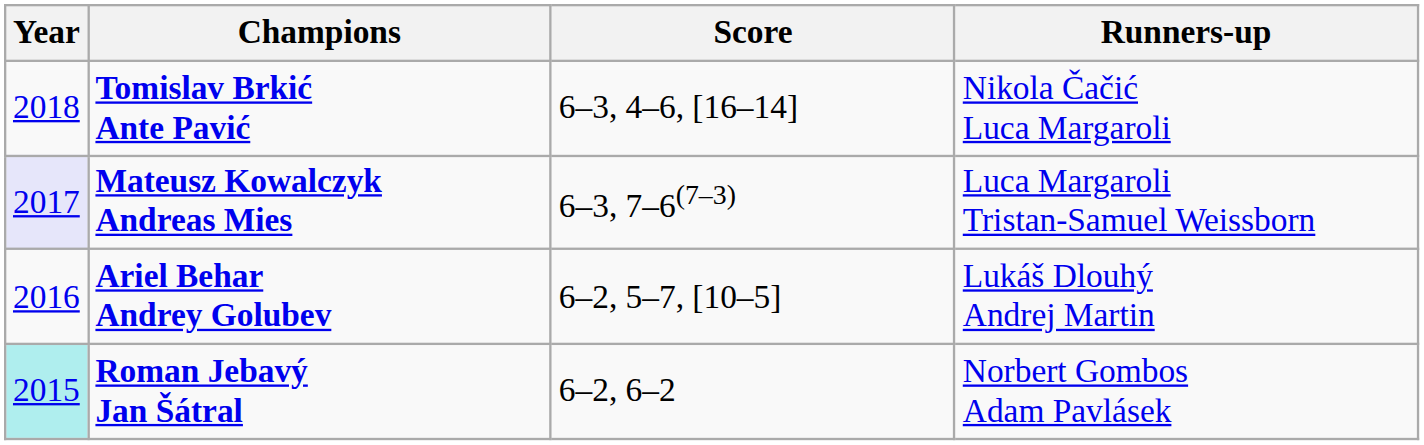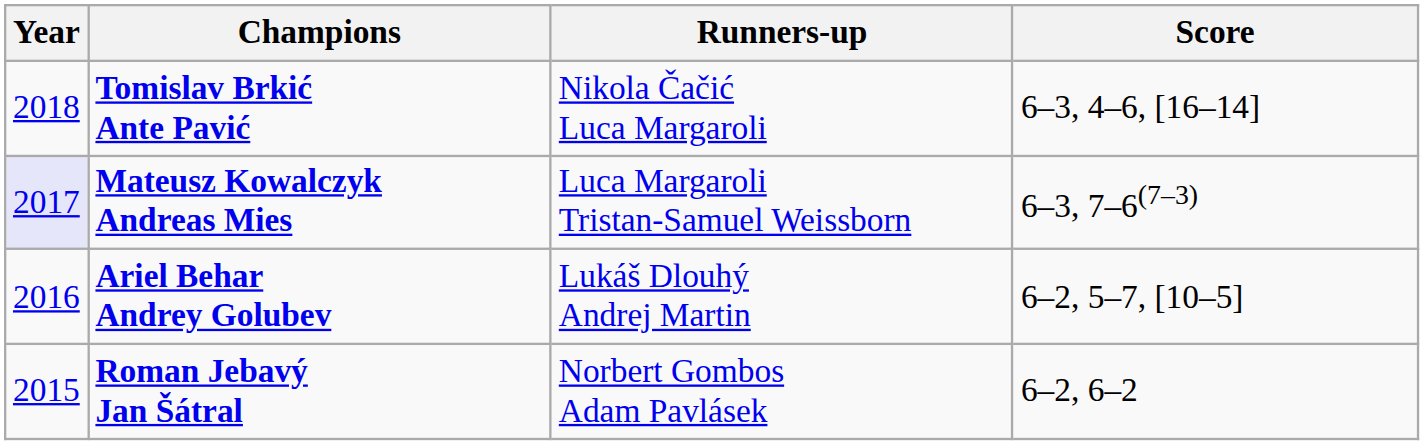columns swapped: (1186, 32) <-> (753, 32)
(46, 390) paleturquoise background -> (46, 390) no background
